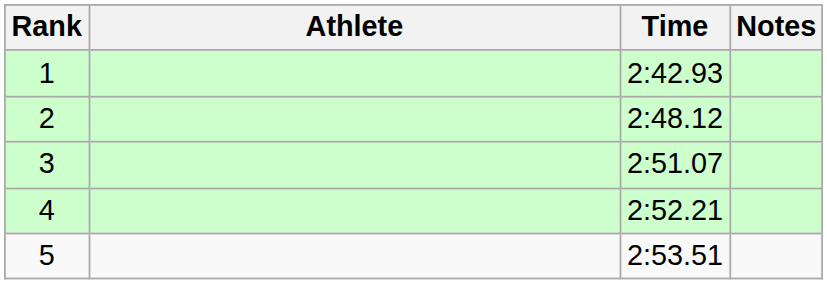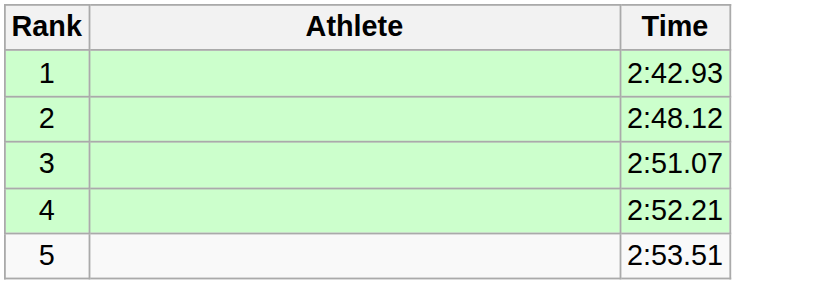- column: (776, 27)
